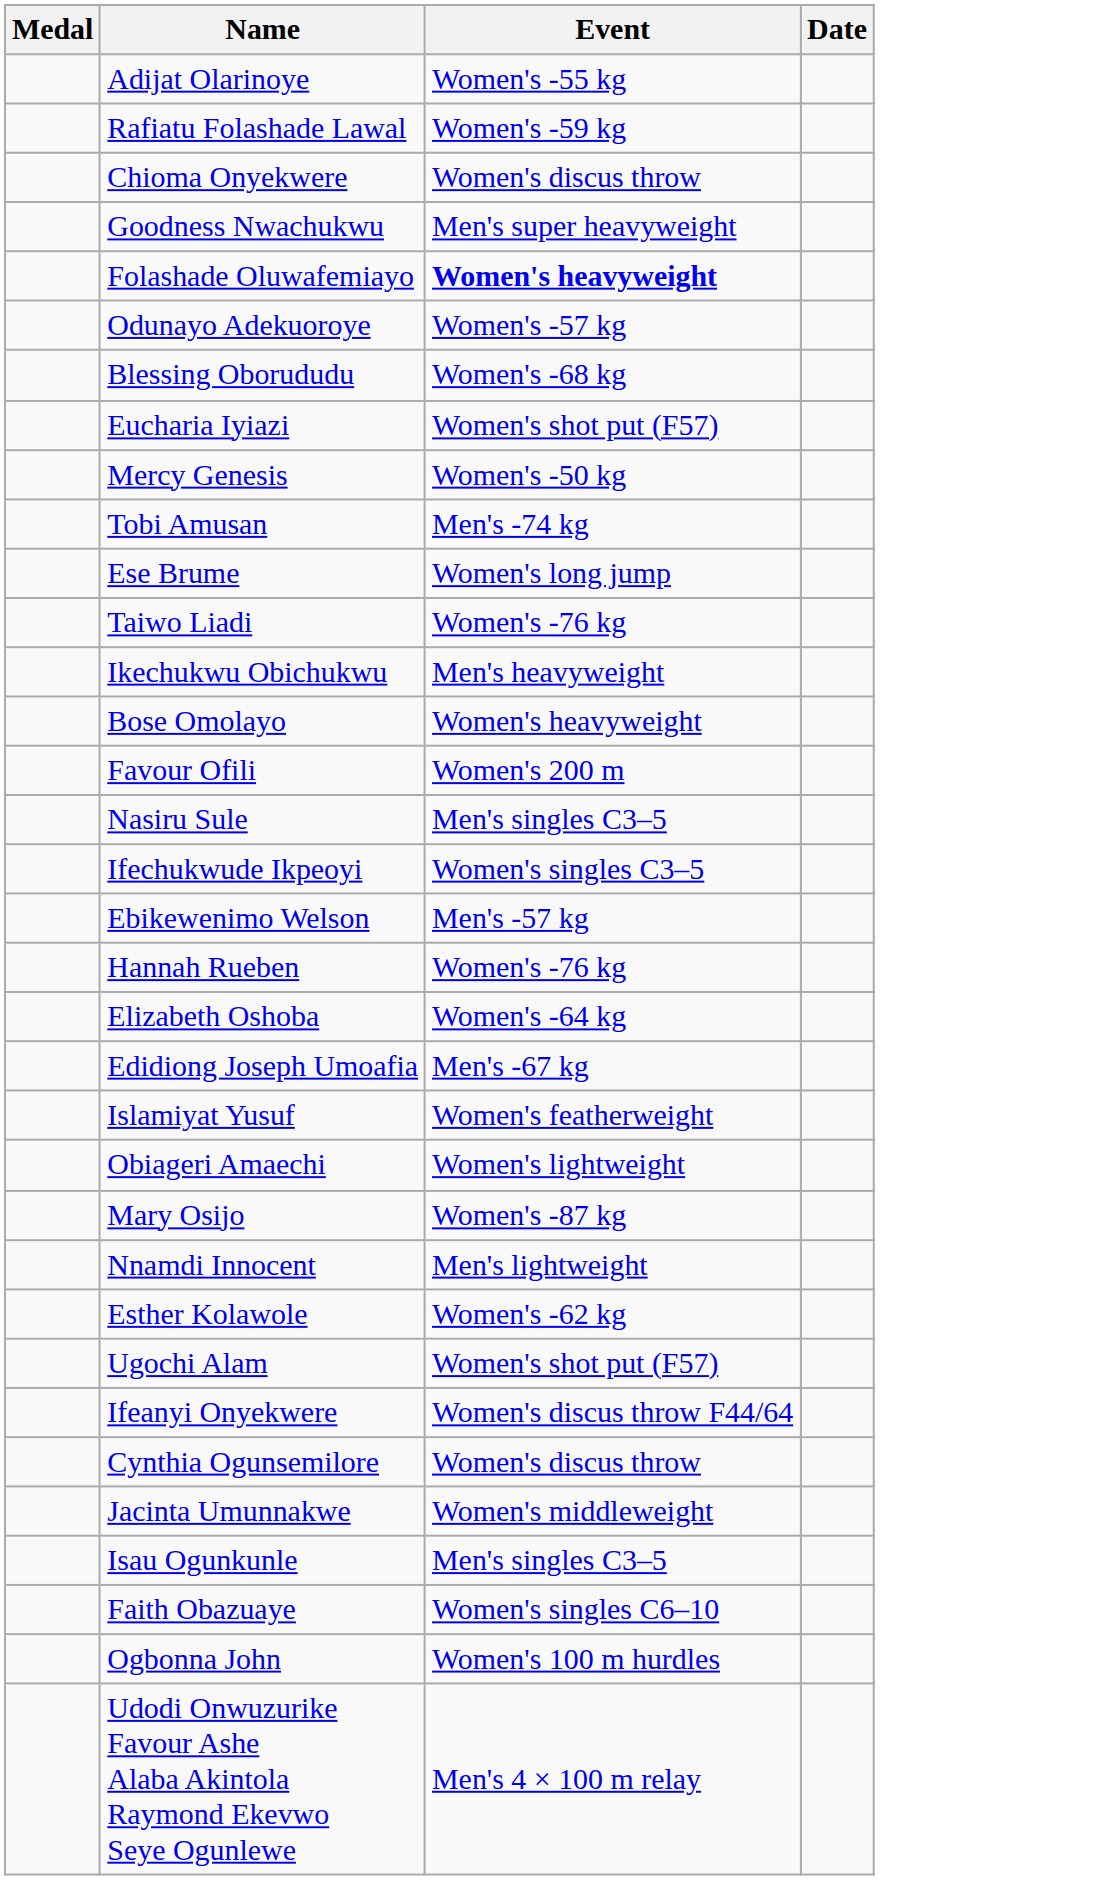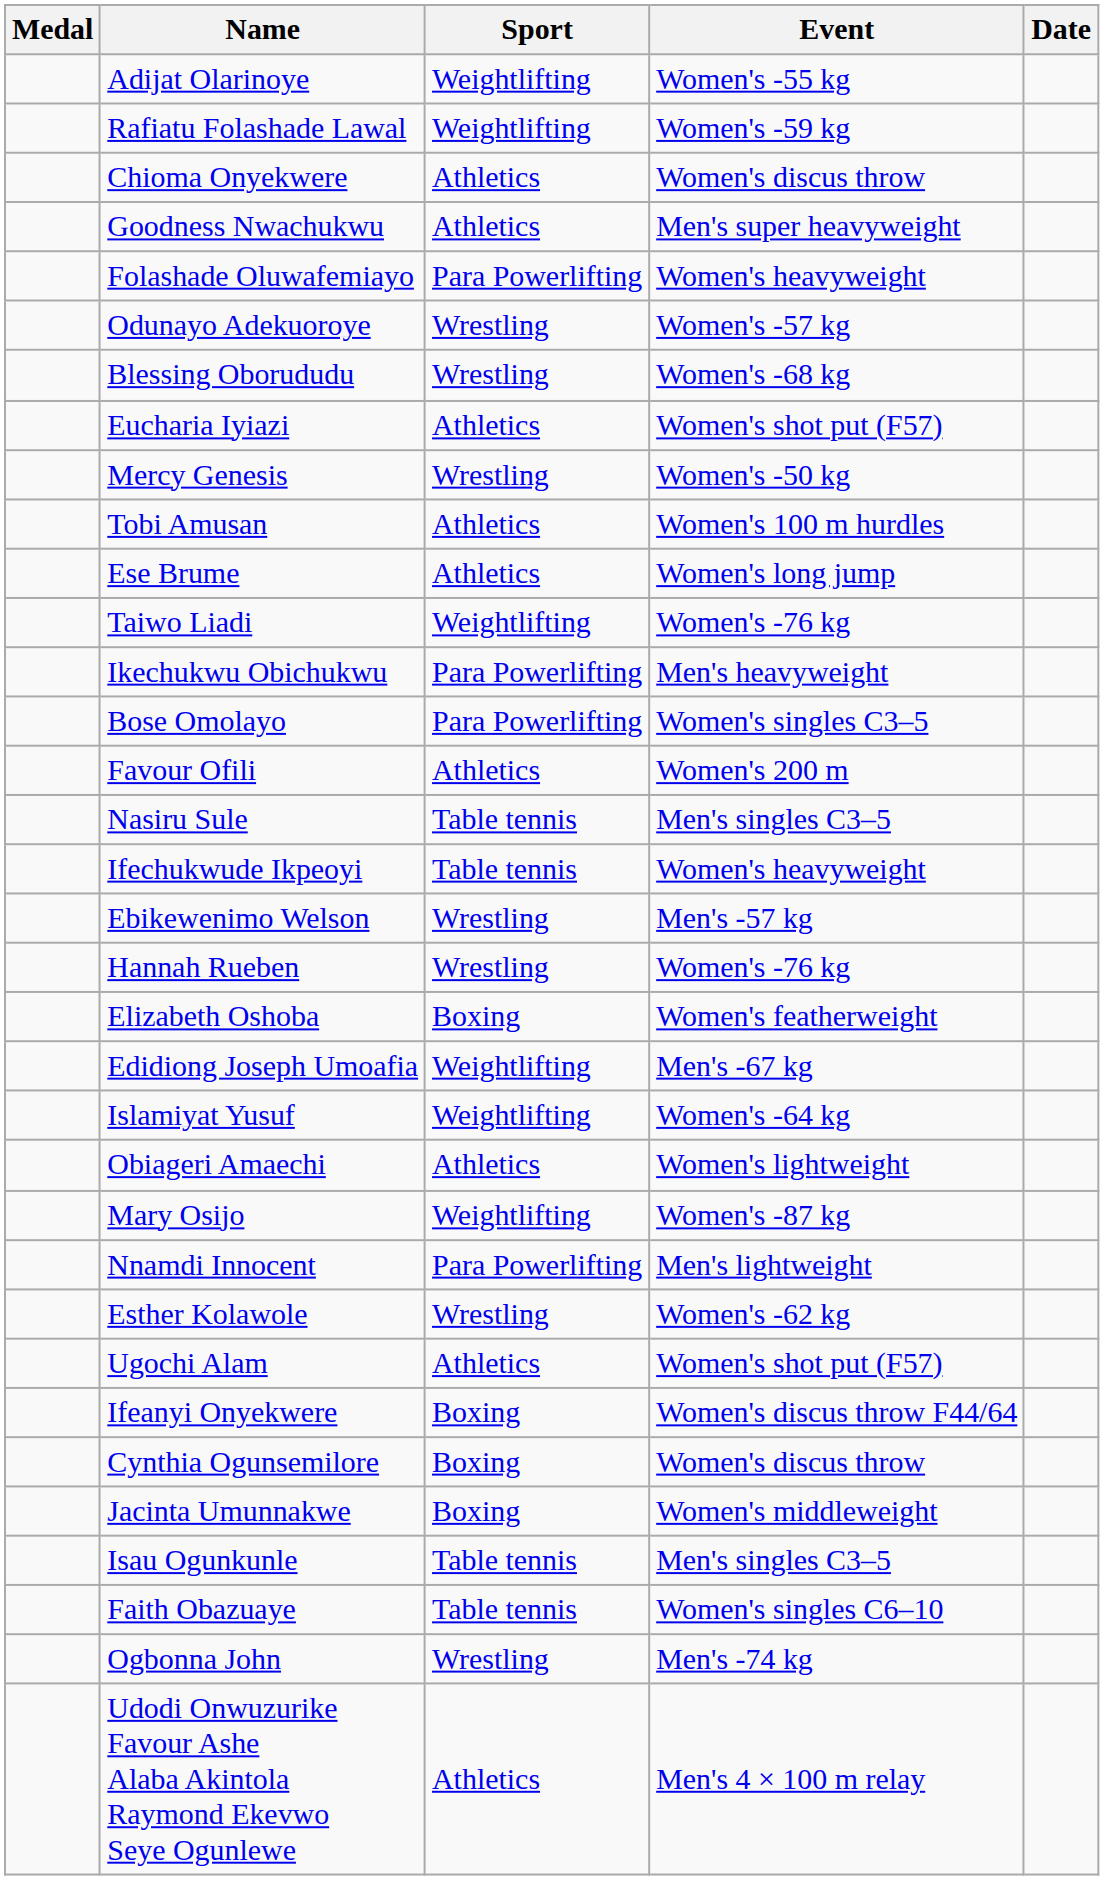+ column: (537, 29)
(575, 276) bold -> (791, 276) normal
(510, 523) Men's -74 kg -> (800, 523) Women's 100 m hurdles
(567, 720) Women's heavyweight -> (792, 720) Women's singles C3–5
(568, 868) Women's singles C3–5 -> (791, 868) Women's heavyweight
(529, 1016) Women's -64 kg -> (797, 1016) Women's featherweight
(573, 1115) Women's featherweight -> (753, 1115) Women's -64 kg
(576, 1658) Women's 100 m hurdles -> (734, 1658) Men's -74 kg
